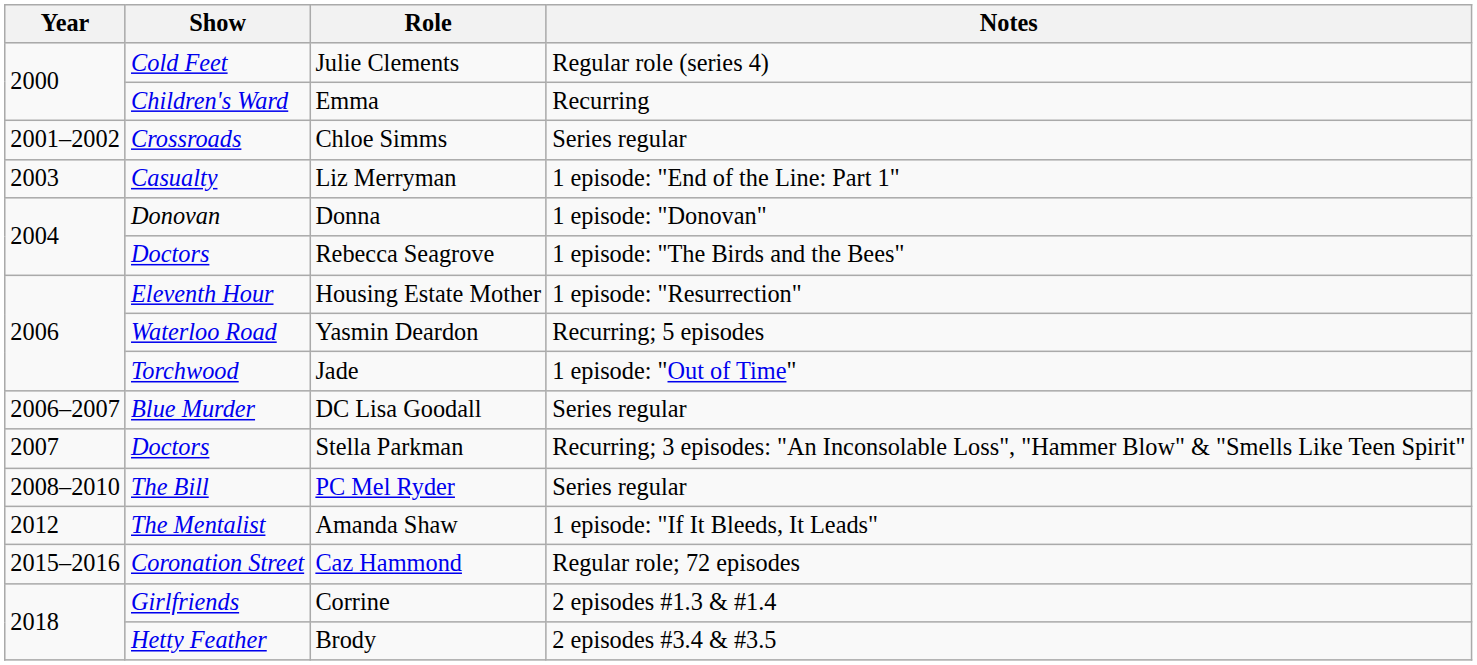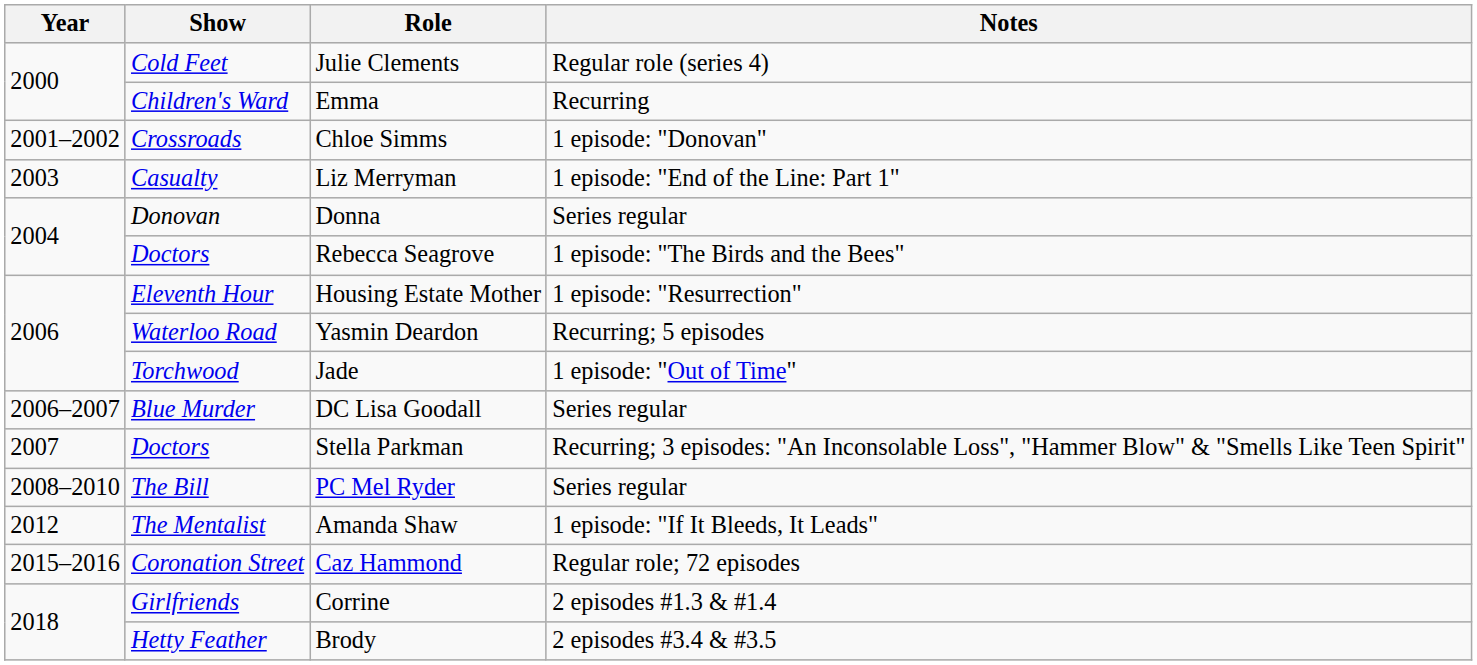(619, 139) Series regular -> (659, 139) 1 episode: "Donovan"
(659, 216) 1 episode: "Donovan" -> (619, 216) Series regular
